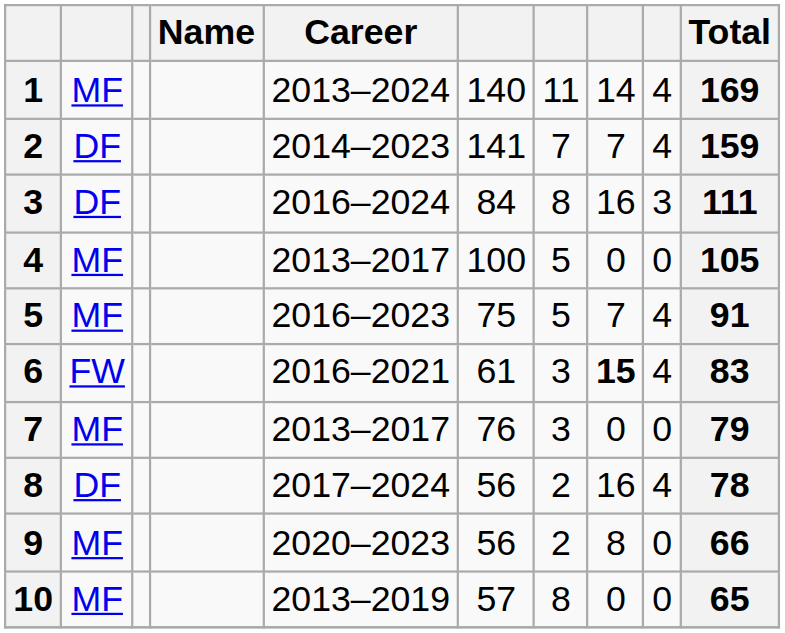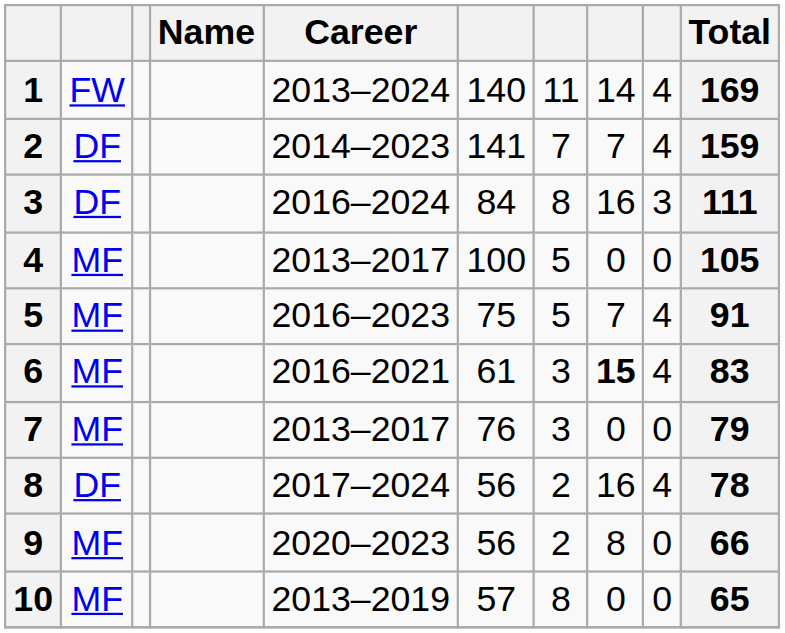(97, 89) MF -> (97, 89) FW
(97, 372) FW -> (97, 372) MF
